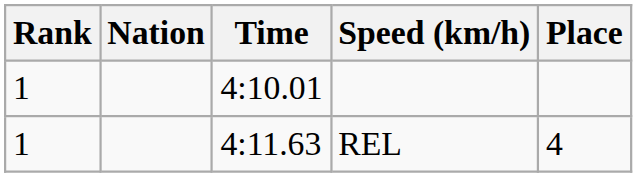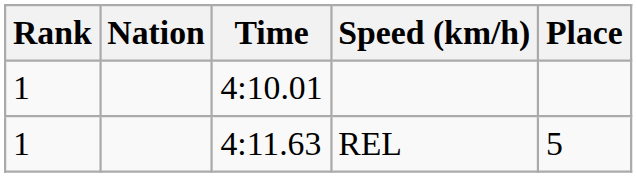(554, 143) 4 -> (554, 143) 5
